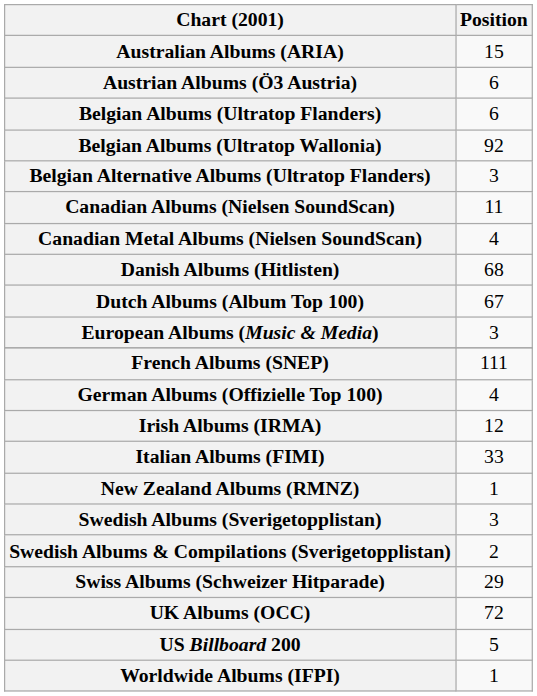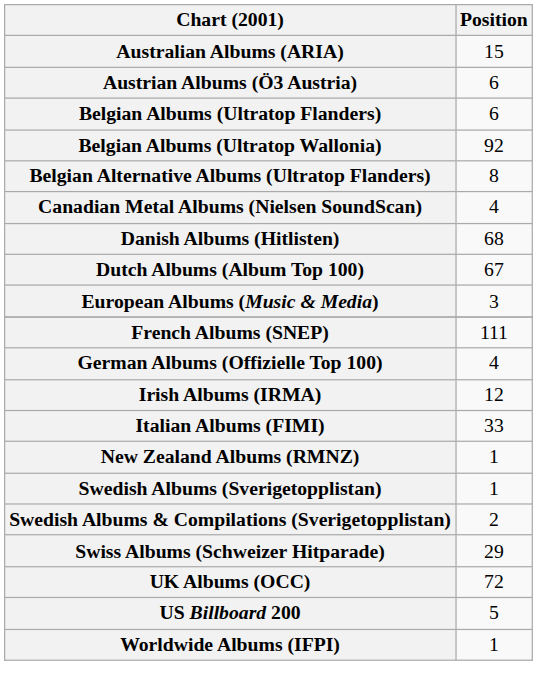(494, 176) 3 -> (494, 176) 8
- row: (230, 207)
(494, 519) 3 -> (494, 488) 1
